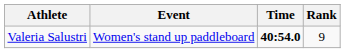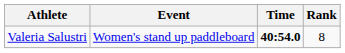(322, 36) 9 -> (322, 36) 8
